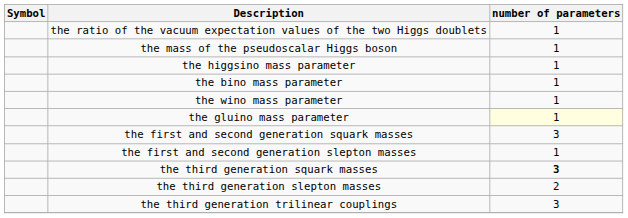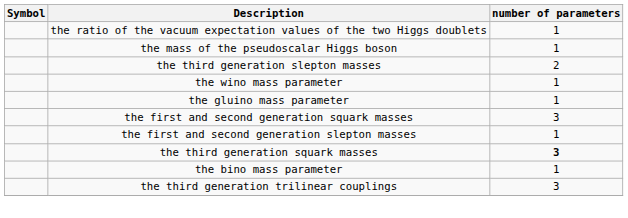- row: (269, 65)
rows swapped: (269, 83) <-> (269, 187)
(556, 117) lightyellow background -> (556, 100) no background
